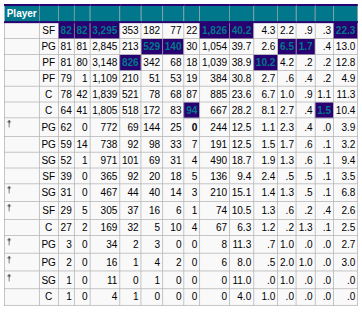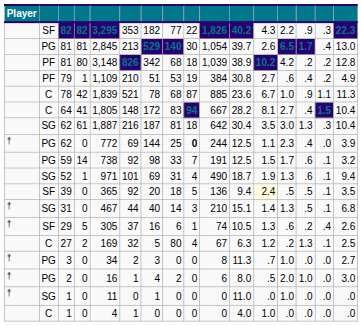(130, 110) 518 -> (130, 110) 148
+ row: (49, 126)
(268, 176) no background -> (268, 192) lightyellow background
(176, 228) 10 -> (176, 243) 80
